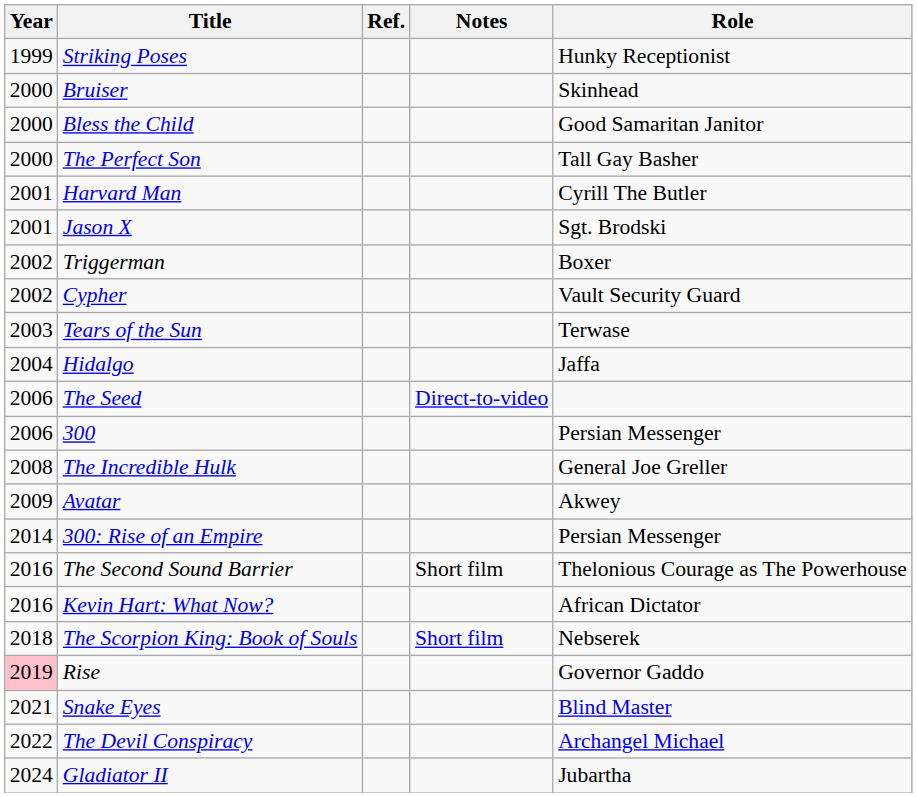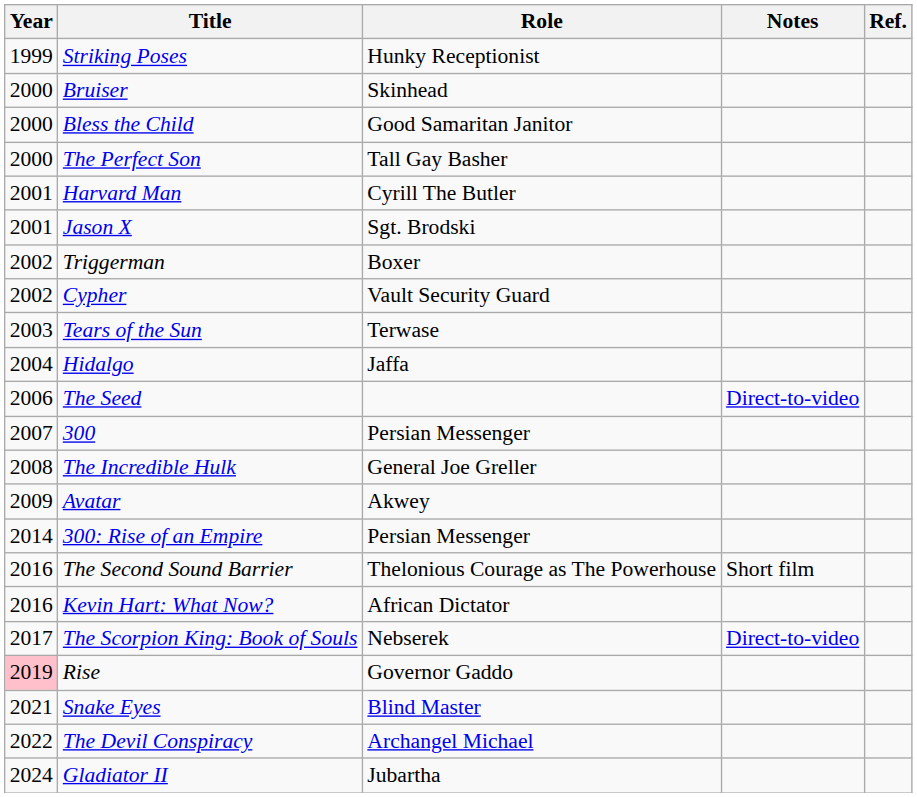columns swapped: (733, 21) <-> (386, 21)
(31, 432) 2006 -> (31, 432) 2007
(31, 638) 2018 -> (31, 638) 2017
(459, 638) Short film -> (793, 638) Direct-to-video
